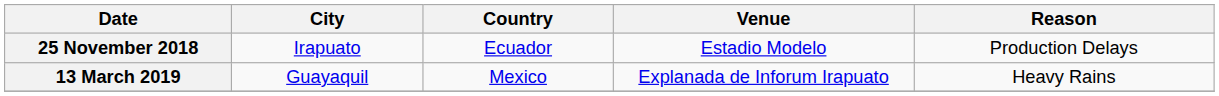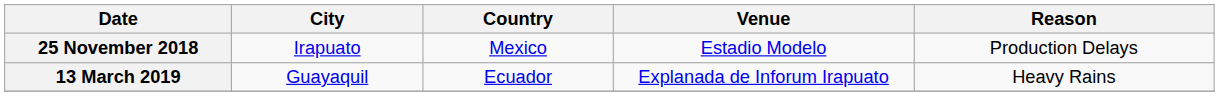(518, 47) Ecuador -> (518, 47) Mexico
(518, 76) Mexico -> (518, 76) Ecuador
